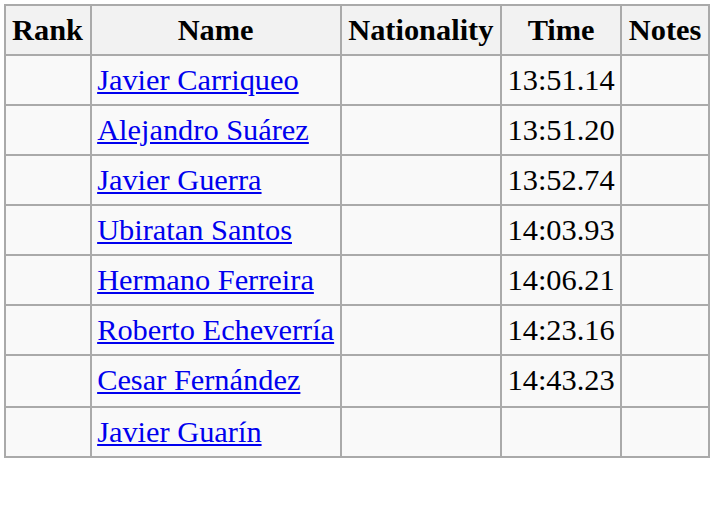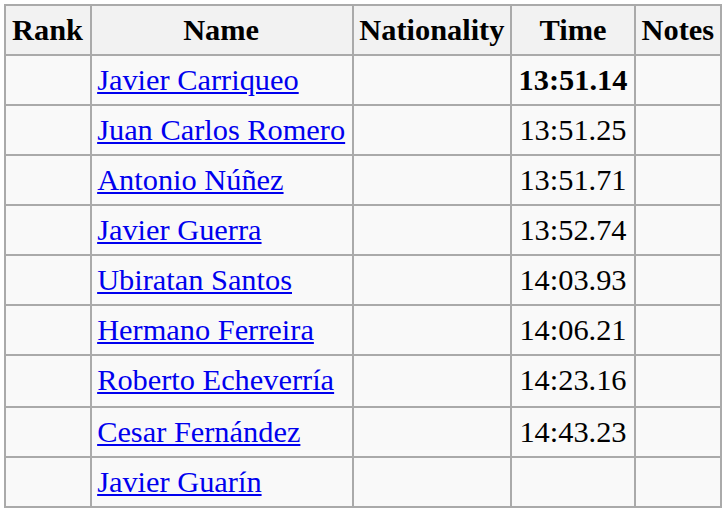(561, 79) normal -> (573, 79) bold
- row: (203, 130)
+ row: (221, 130)
+ row: (190, 180)
